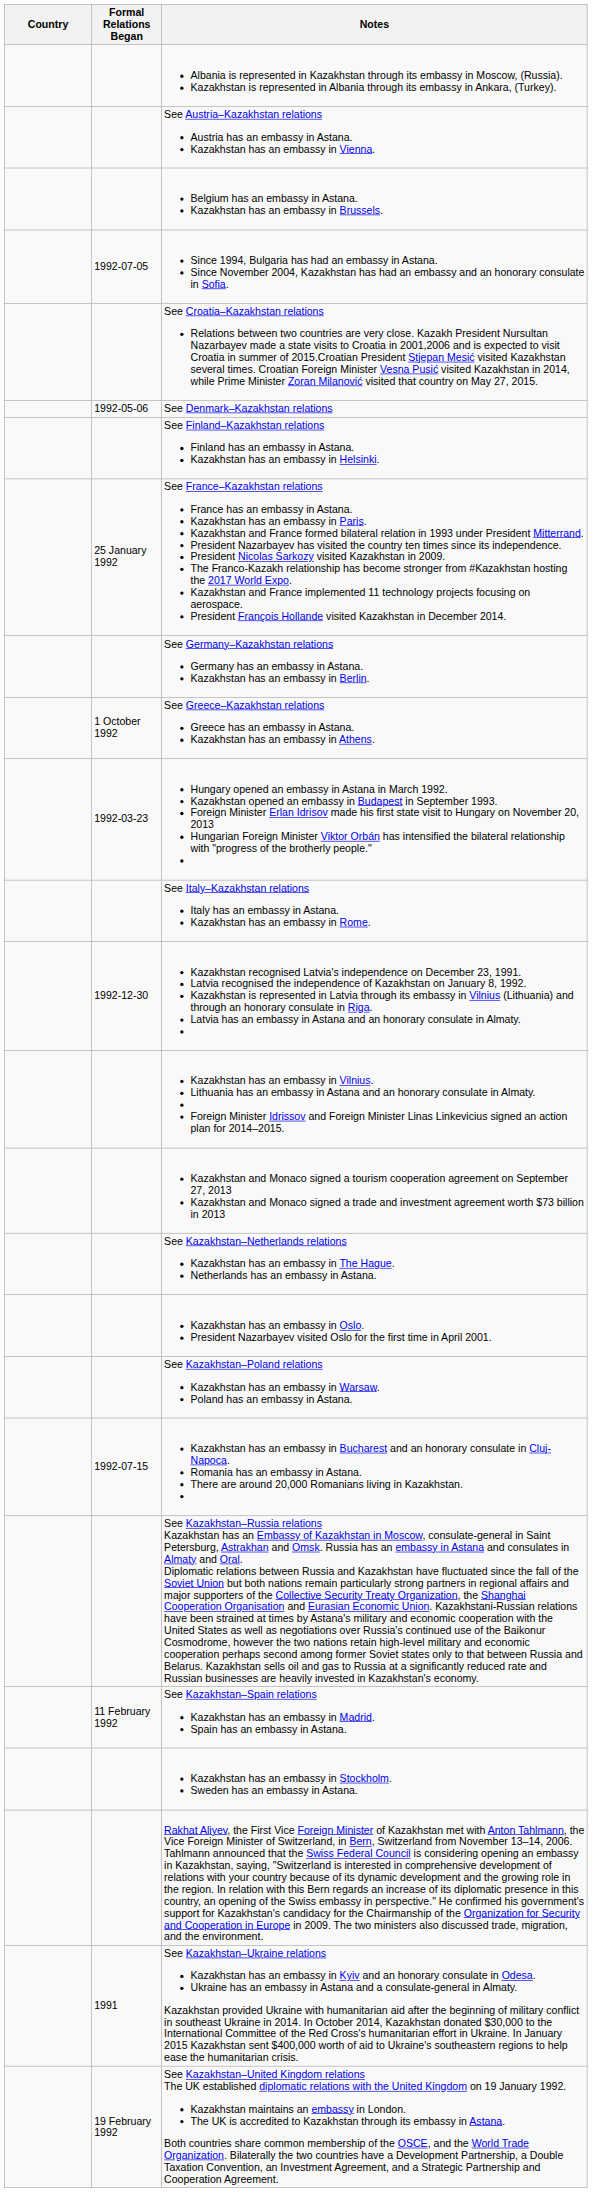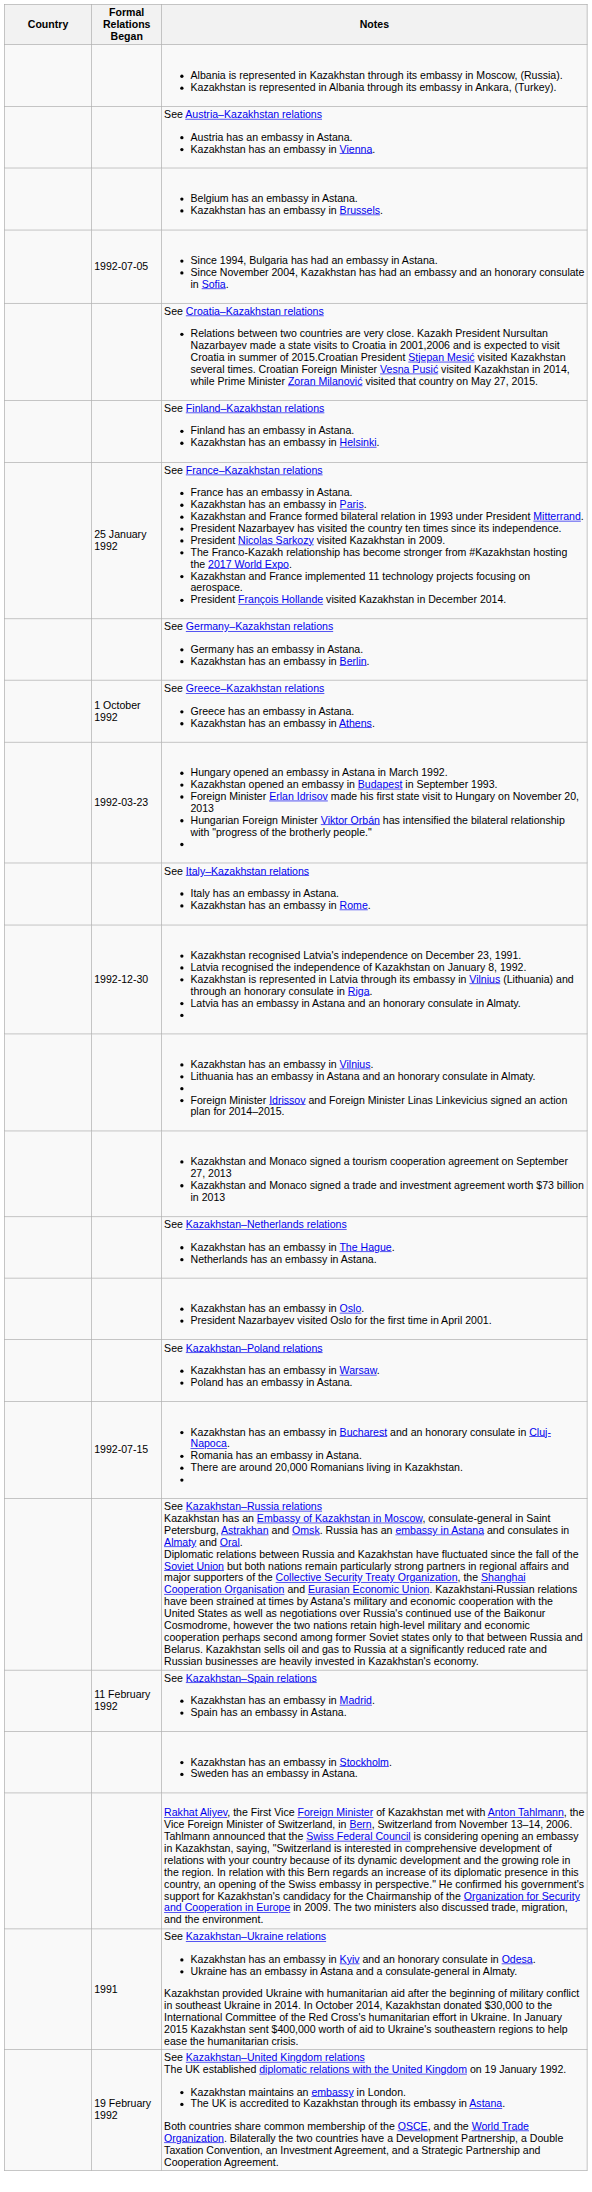- row: (248, 409)
